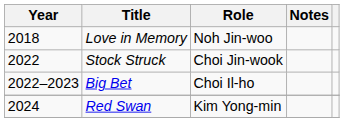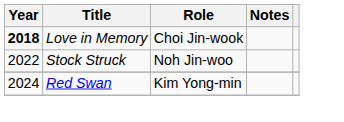(24, 38) normal -> (24, 38) bold
(233, 38) Noh Jin-woo -> (199, 38) Choi Jin-wook
(238, 60) Choi Jin-wook -> (193, 60) Noh Jin-woo
- row: (109, 83)
